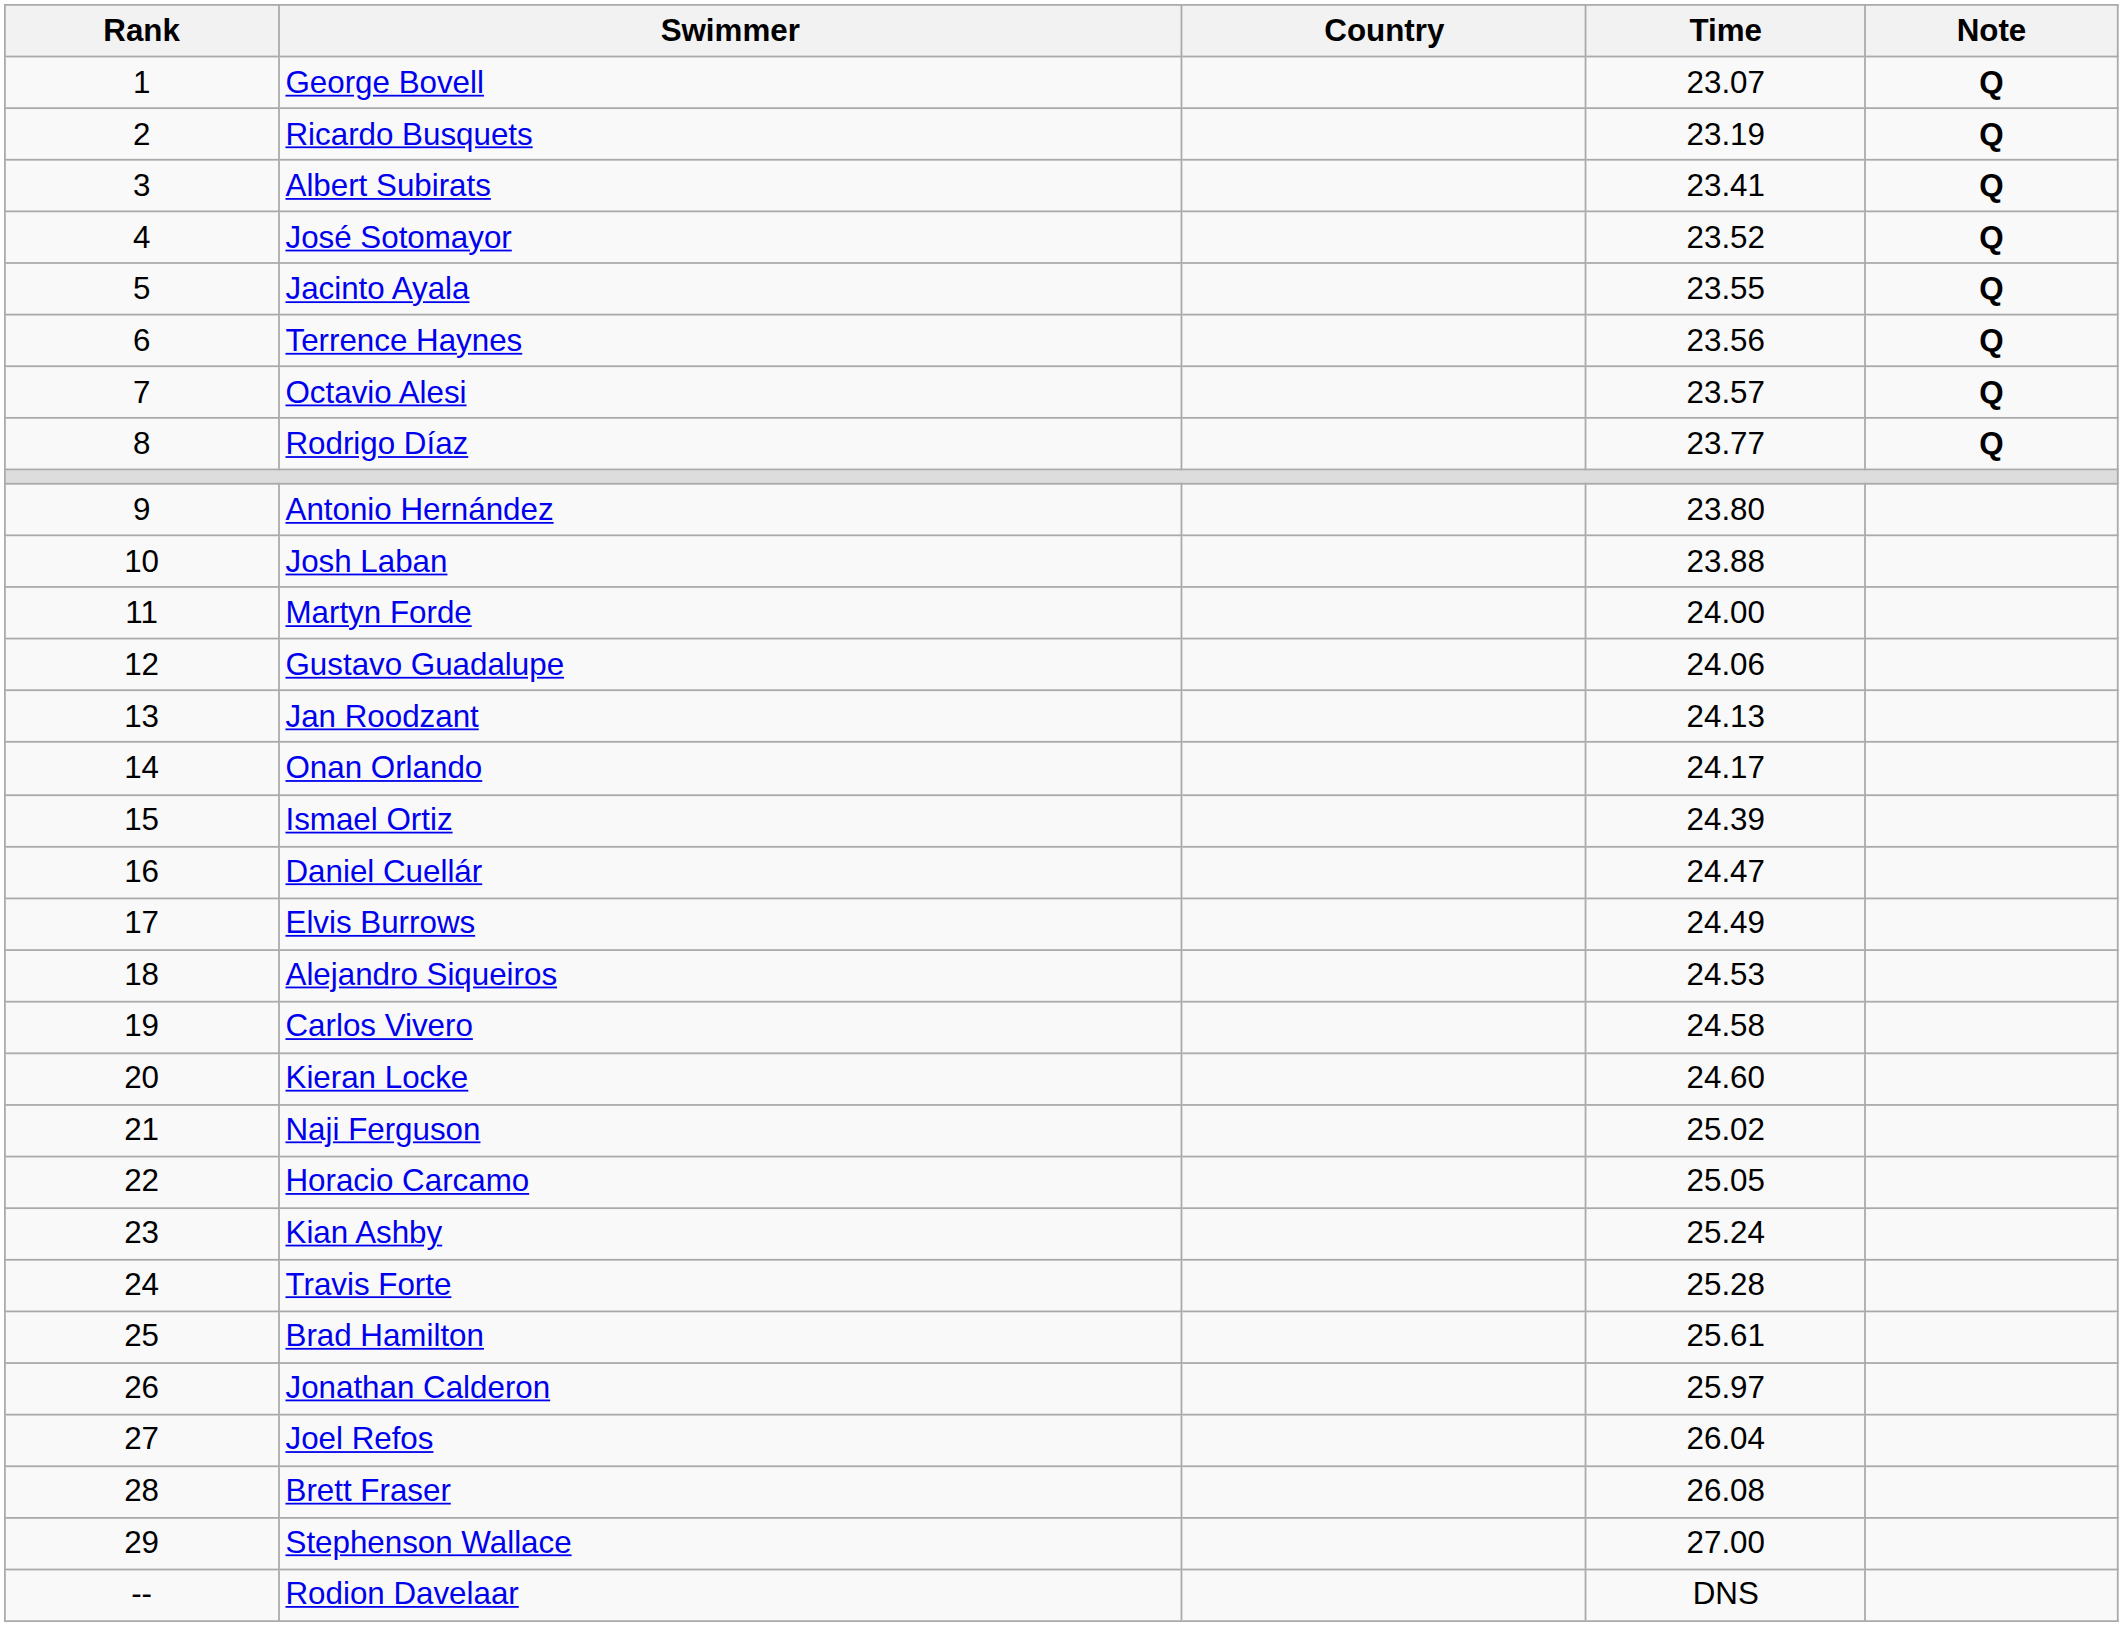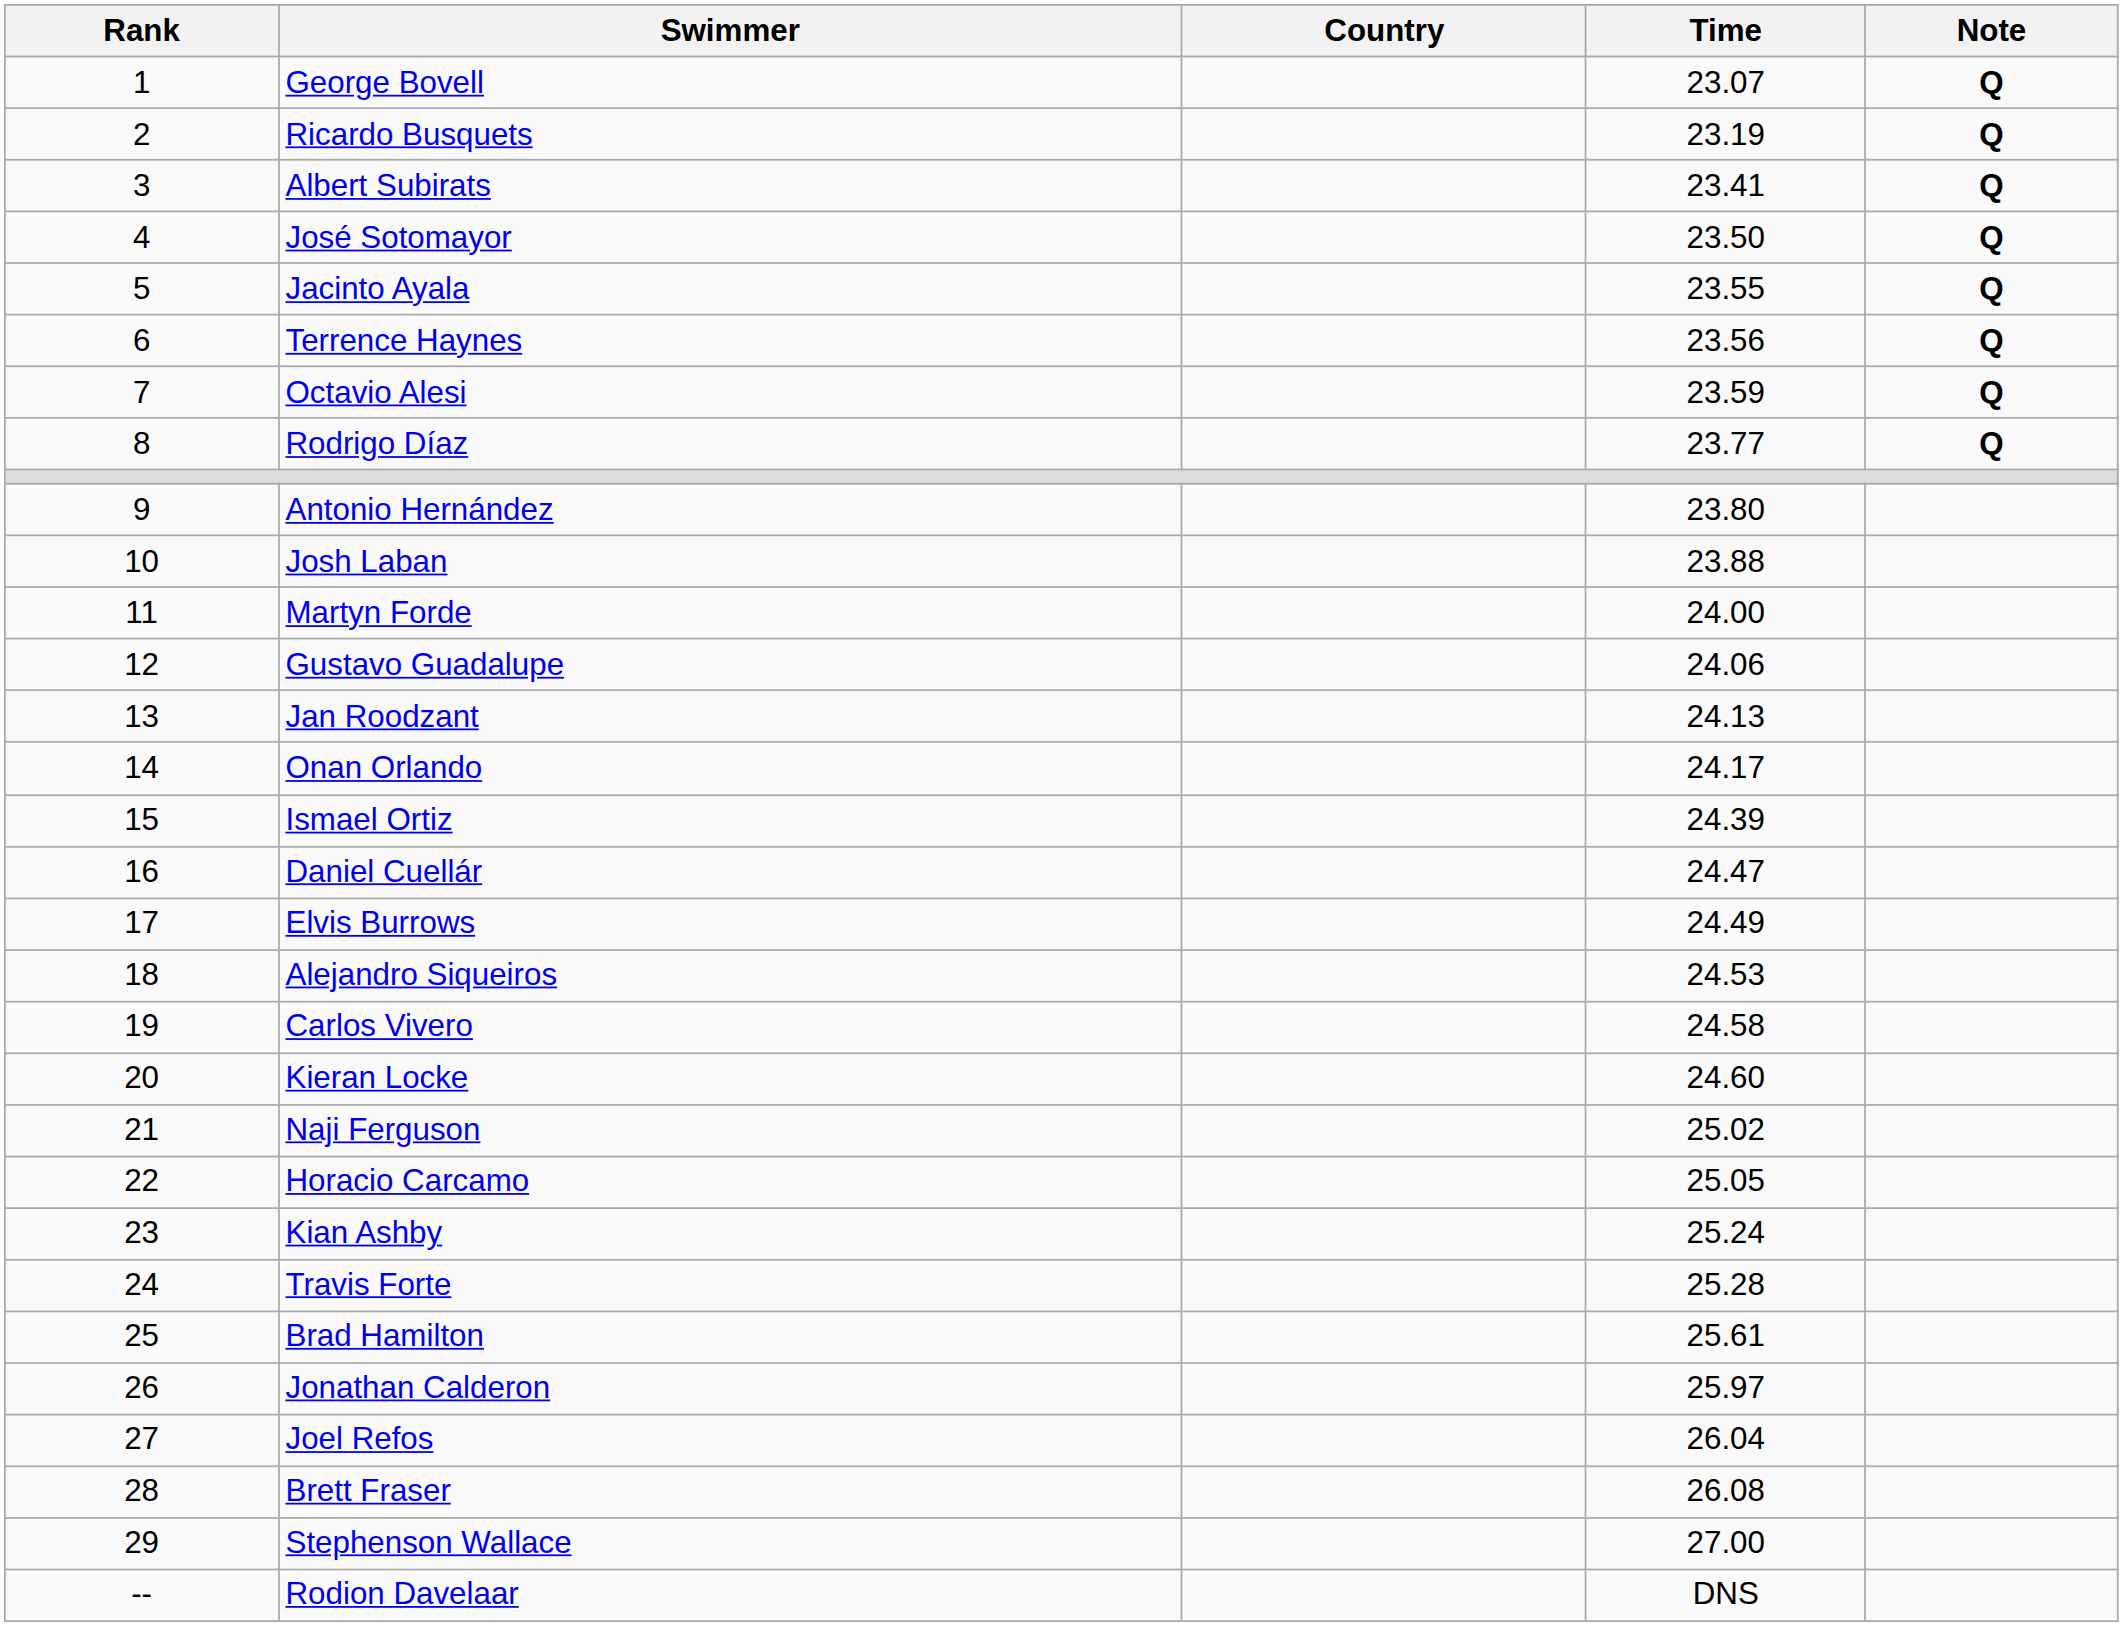(1726, 236) 23.52 -> (1726, 236) 23.50
(1726, 391) 23.57 -> (1726, 391) 23.59
